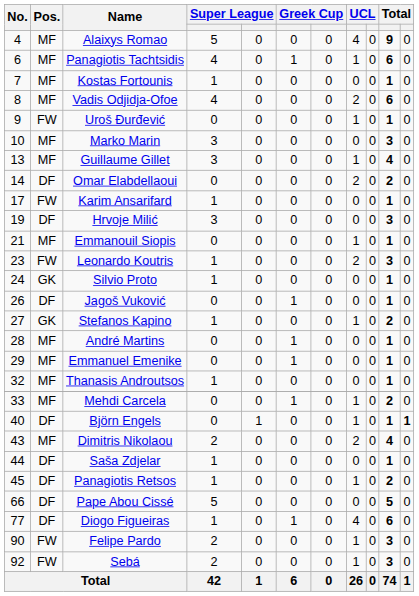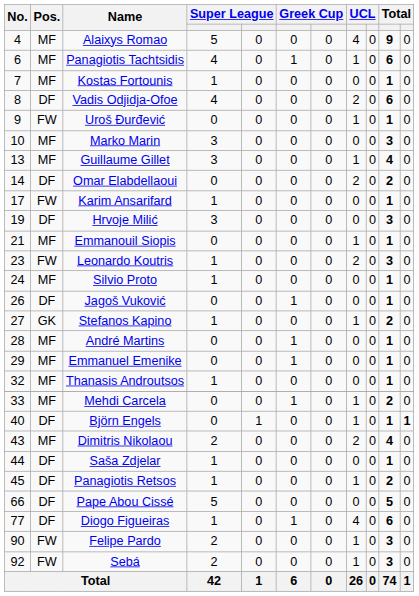(47, 100) MF -> (47, 100) DF
(47, 280) GK -> (47, 280) MF
